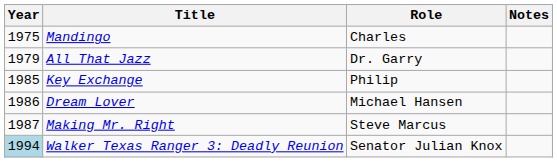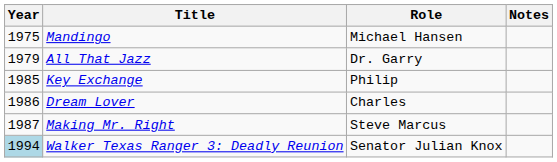(378, 37) Charles -> (406, 37) Michael Hansen
(406, 103) Michael Hansen -> (378, 103) Charles
